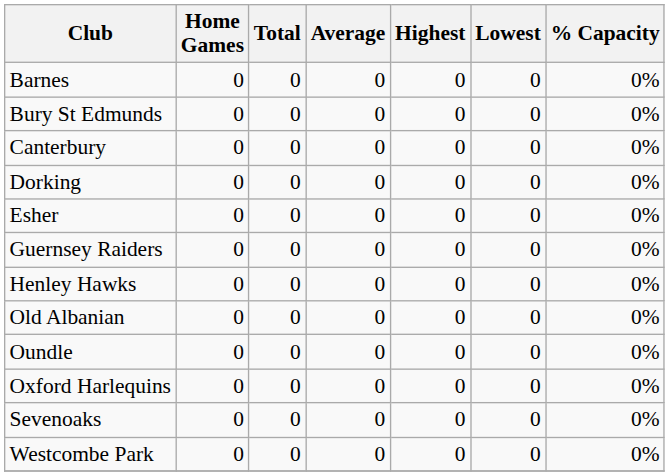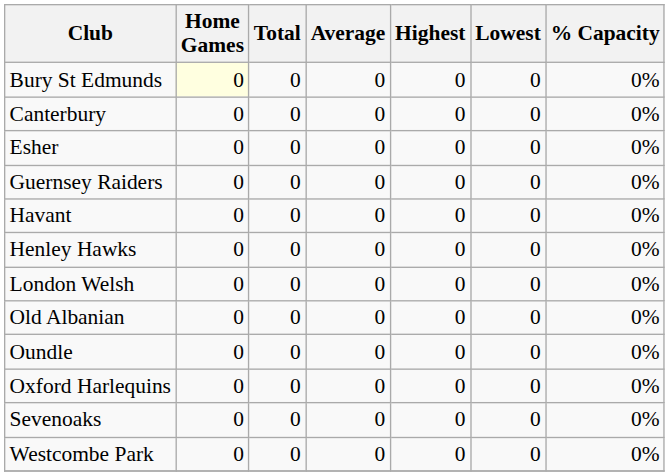- row: (39, 79)
(239, 113) no background -> (239, 79) lightyellow background
- row: (45, 181)
+ row: (41, 215)
+ row: (72, 283)
